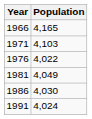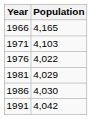(46, 75) 4,049 -> (46, 75) 4,029
(46, 106) 4,024 -> (46, 106) 4,042
